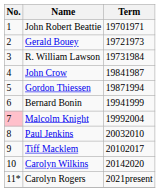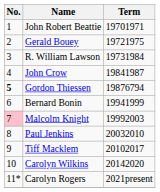(125, 42) 19721973 -> (125, 42) 19721975
(9, 88) normal -> (9, 88) bold
(125, 88) 19871994 -> (125, 88) 19876794
(125, 118) 19992004 -> (125, 118) 19992003
